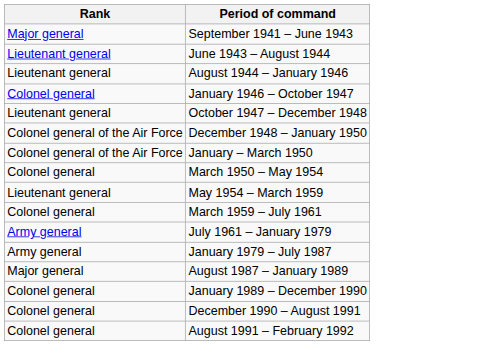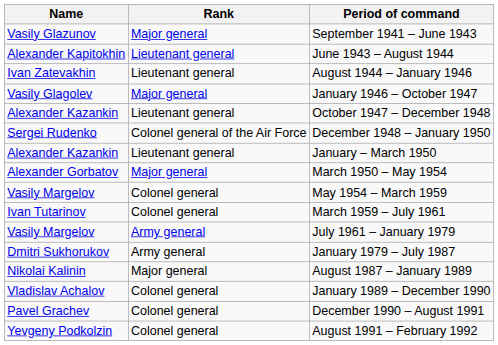+ column: (66, 14)
(51, 93) Colonel general -> (169, 93) Major general
(95, 152) Colonel general of the Air Force -> (183, 152) Lieutenant general
(51, 172) Colonel general -> (169, 172) Major general
(59, 192) Lieutenant general -> (175, 192) Colonel general
